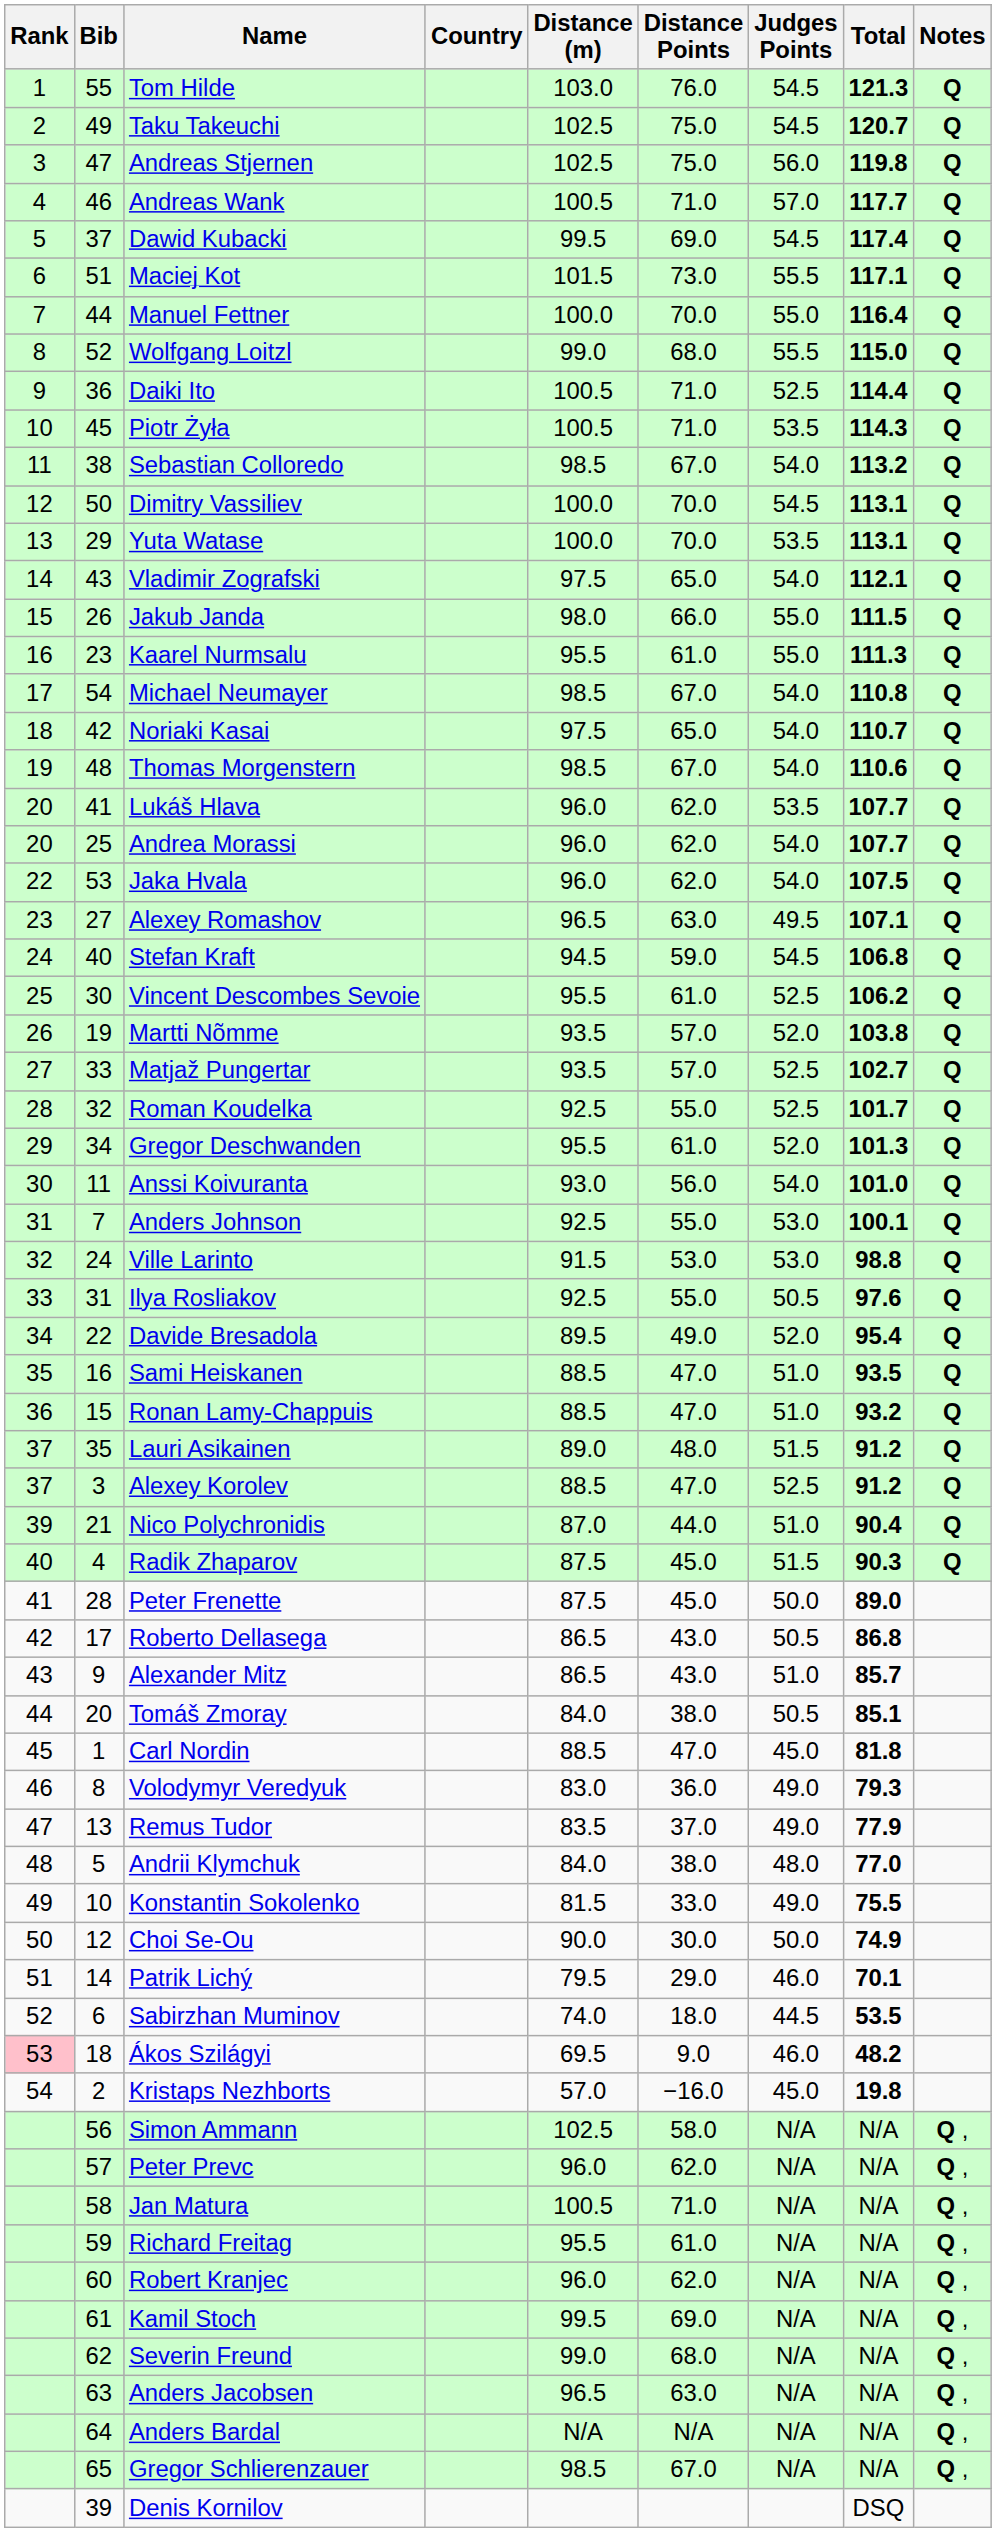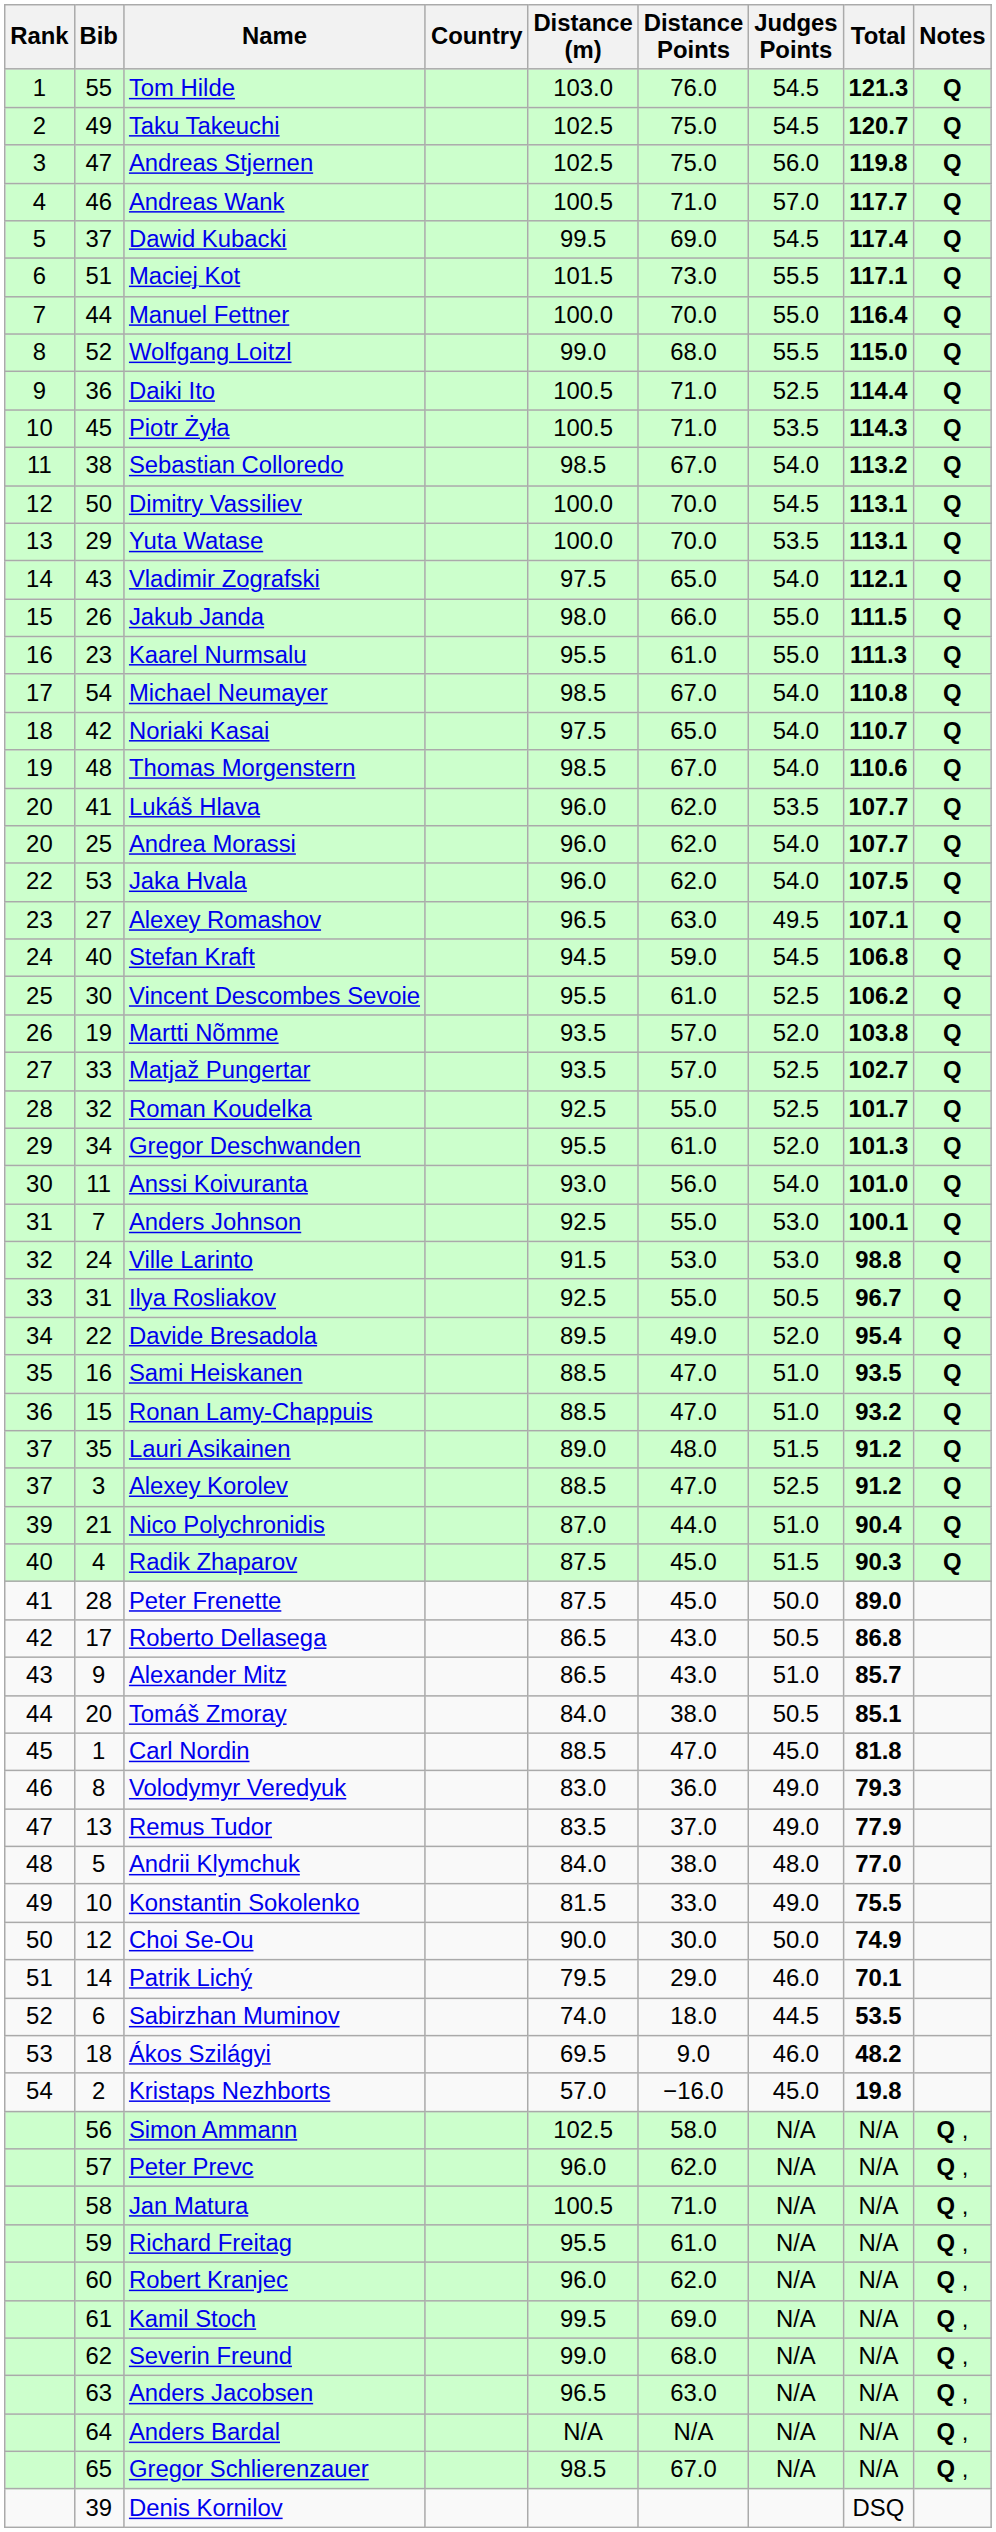(878, 1297) 97.6 -> (878, 1297) 96.7
(39, 2054) pink background -> (39, 2054) no background
